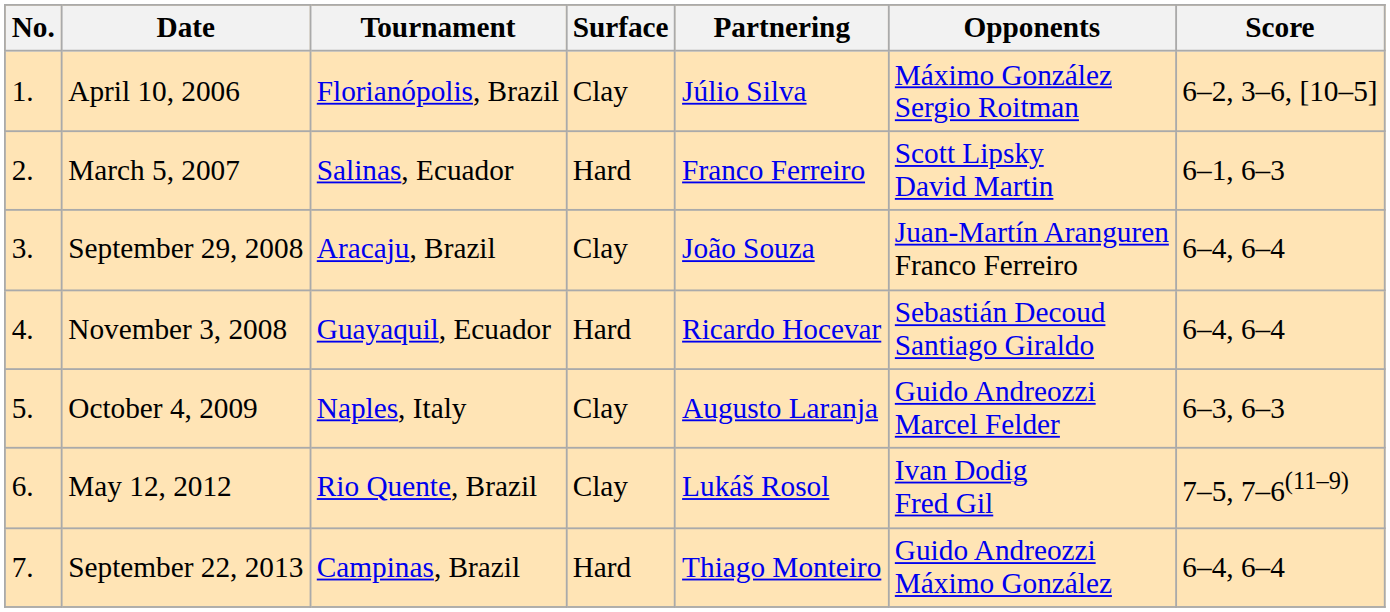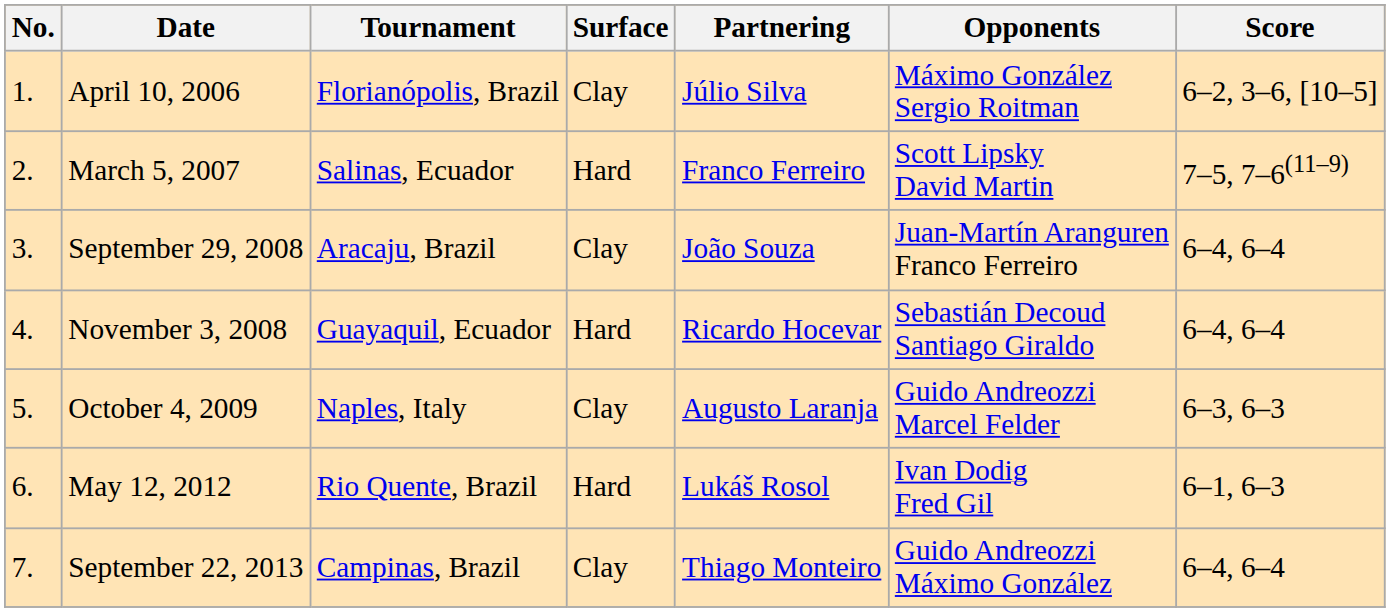(1234, 170) 6–1, 6–3 -> (1266, 169) 7–5, 7–6(11–9)
(600, 487) Clay -> (602, 487) Hard
(1266, 487) 7–5, 7–6(11–9) -> (1234, 487) 6–1, 6–3
(602, 566) Hard -> (600, 566) Clay
